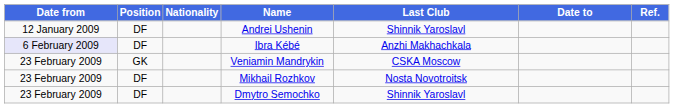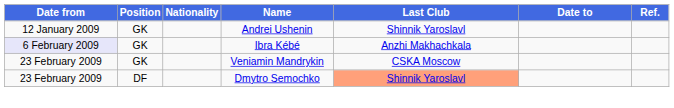(140, 29) DF -> (140, 29) GK
(140, 46) DF -> (140, 46) GK
- row: (277, 78)
(426, 95) no background -> (426, 78) lightsalmon background
